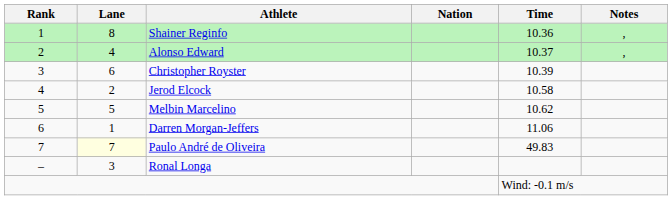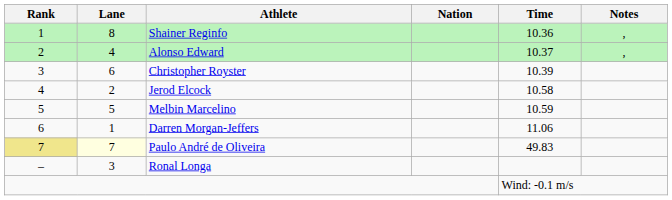(540, 109) 10.62 -> (540, 109) 10.59
(41, 147) no background -> (41, 147) khaki background
